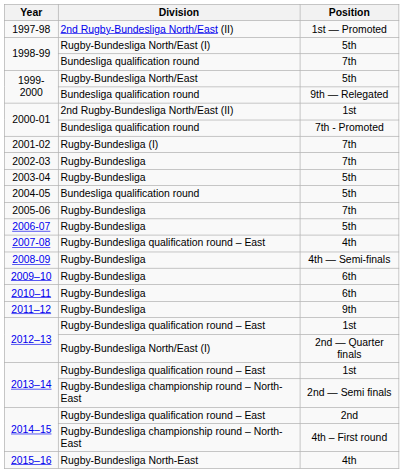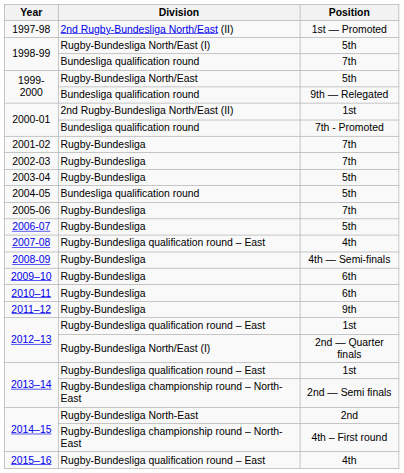(109, 144) Rugby-Bundesliga (I) -> (103, 144) Rugby-Bundesliga
(163, 415) Rugby-Bundesliga qualification round – East -> (129, 415) Rugby-Bundesliga North-East
(129, 460) Rugby-Bundesliga North-East -> (163, 460) Rugby-Bundesliga qualification round – East
